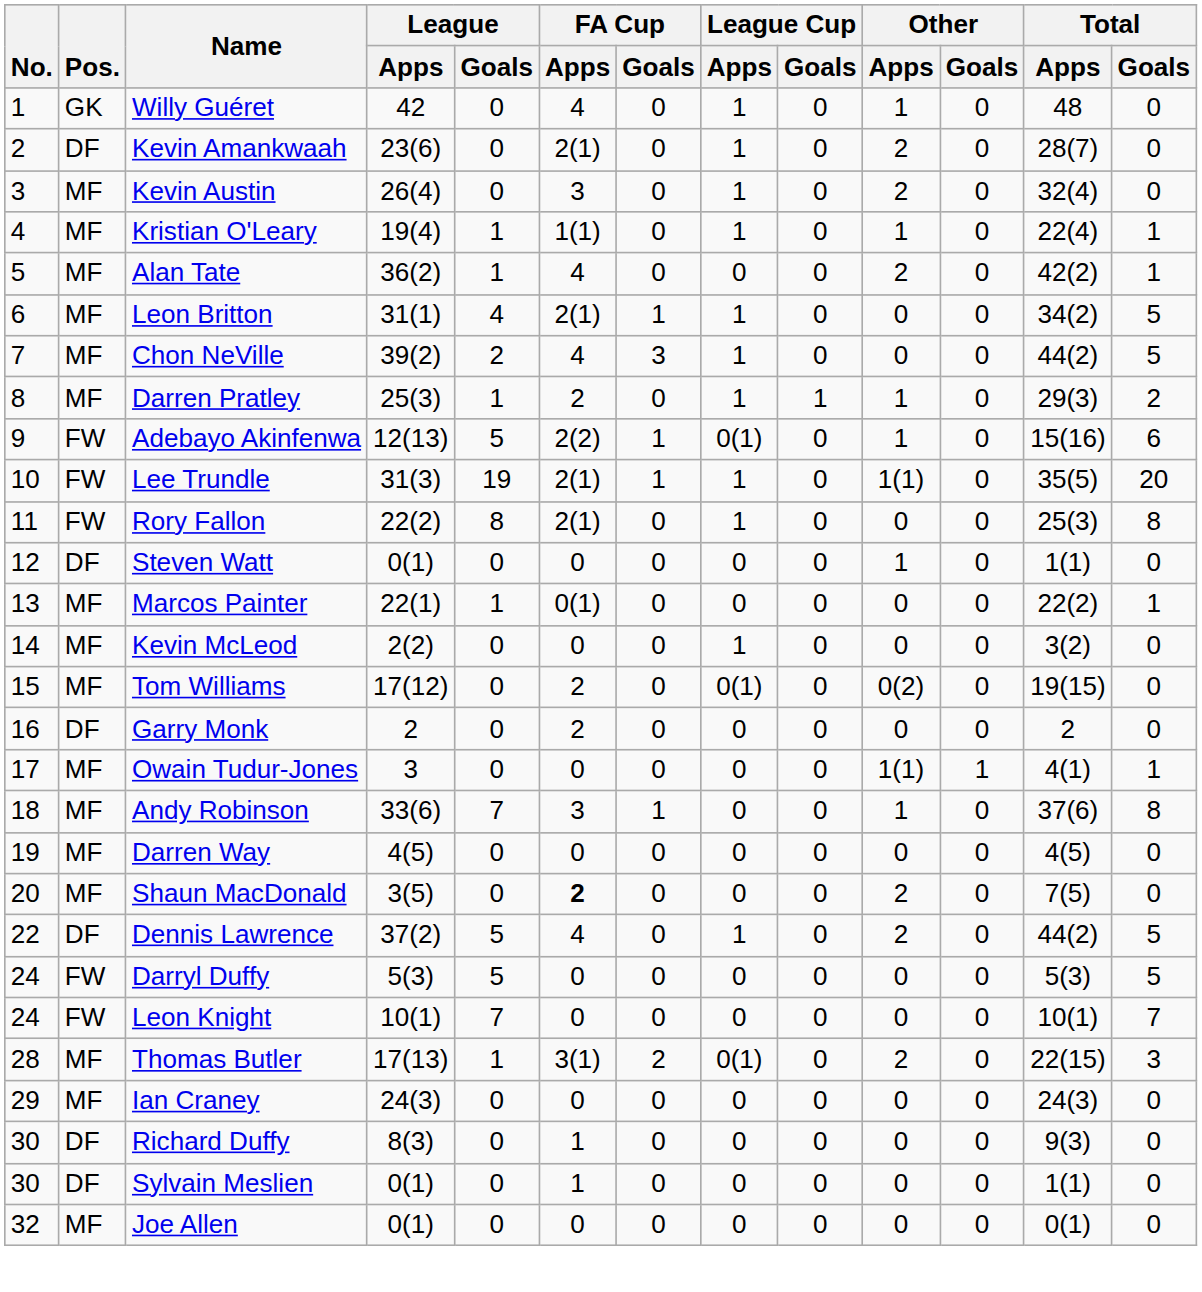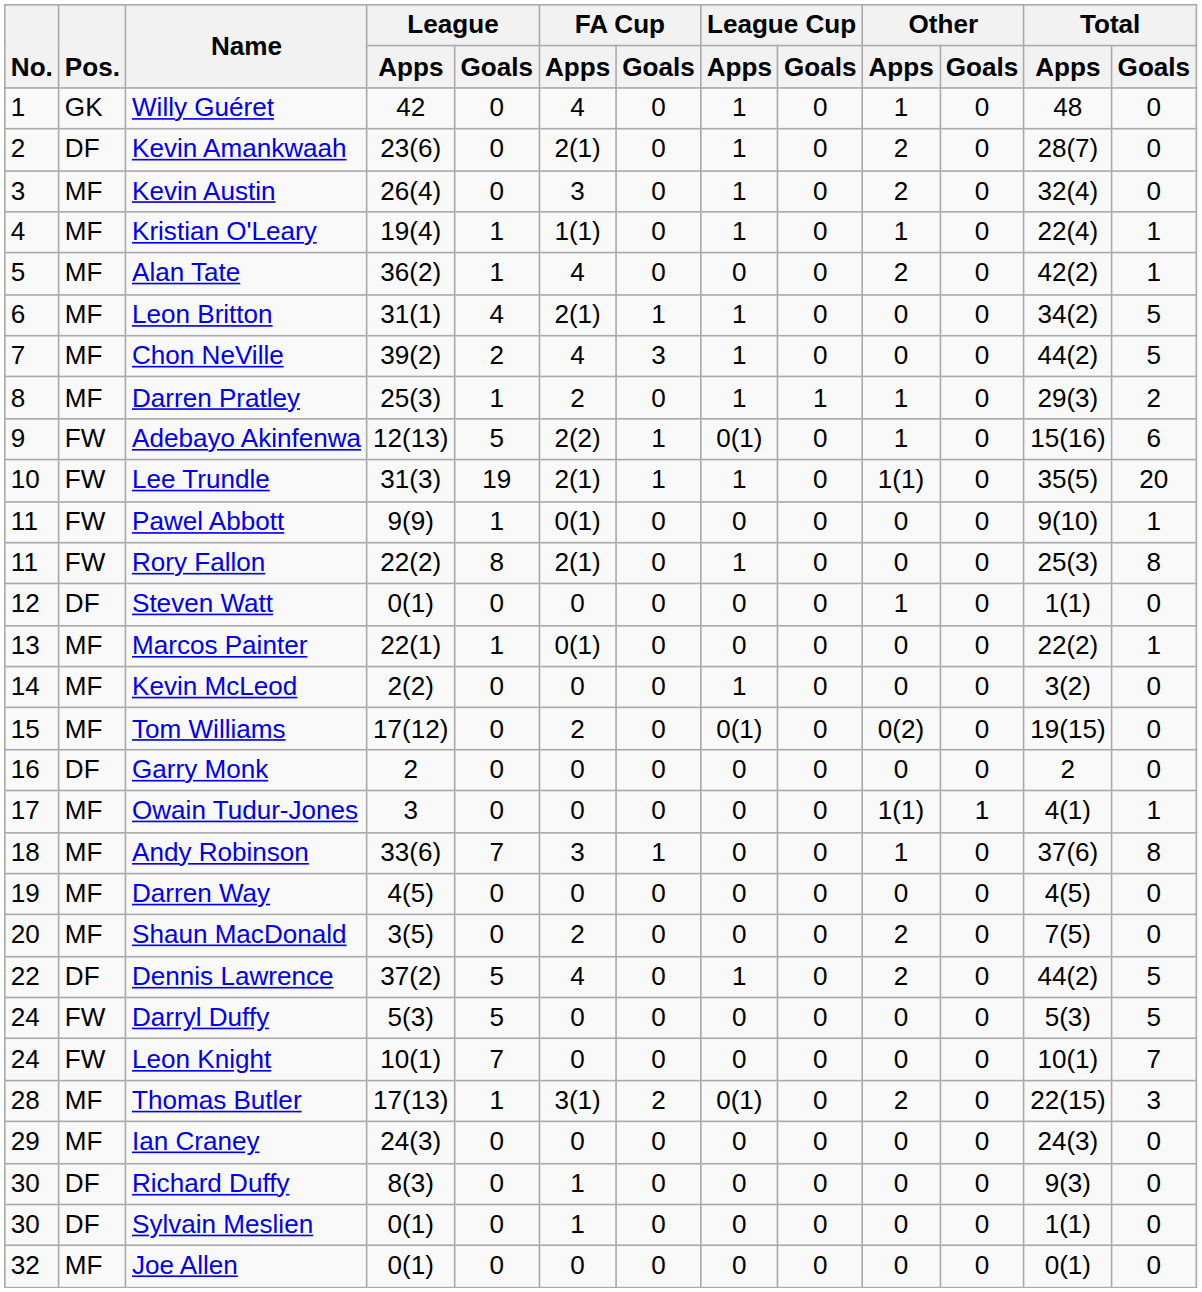+ row: (208, 521)
(578, 728) 2 -> (578, 769) 0
(578, 893) bold -> (578, 935) normal
